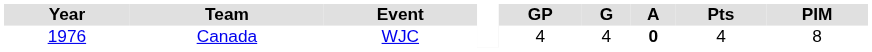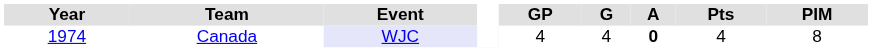(67, 36) 1976 -> (67, 36) 1974
(400, 36) no background -> (400, 36) lavender background
